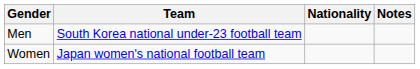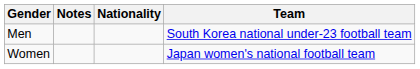columns swapped: (179, 14) <-> (394, 14)
